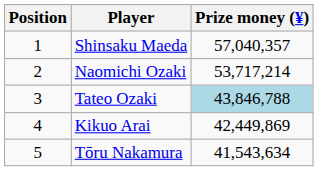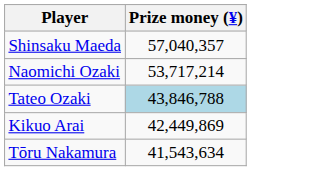- column: (38, 17)
